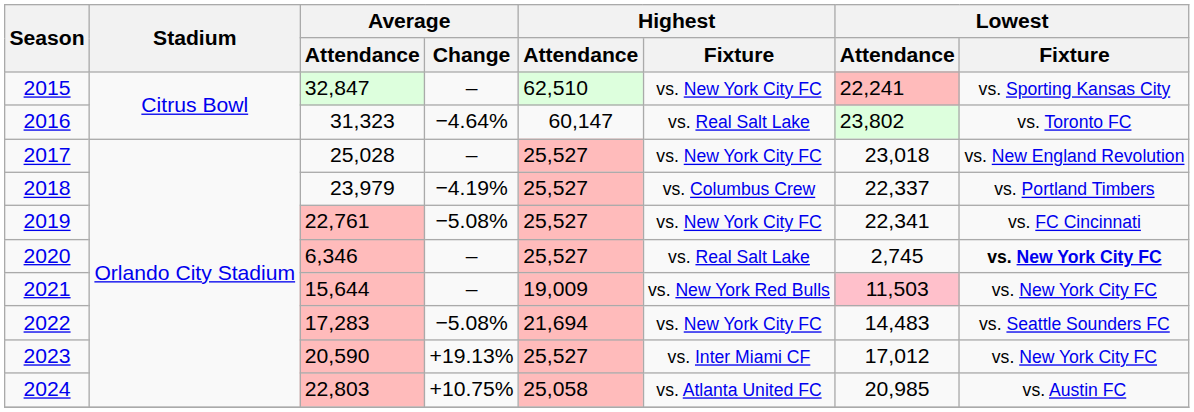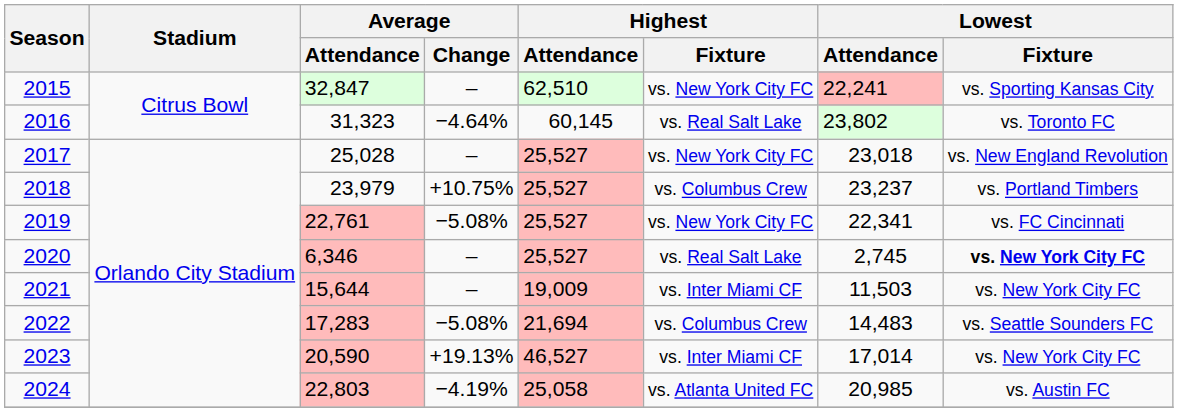(581, 121) 60,147 -> (581, 121) 60,145
(472, 188) −4.19% -> (472, 188) +10.75%
(897, 188) 22,337 -> (881, 188) 23,237
(739, 290) vs. New York Red Bulls -> (731, 290) vs. Inter Miami CF
(897, 289) pink background -> (881, 289) no background
(739, 324) vs. New York City FC -> (731, 324) vs. Columbus Crew
(556, 356) 25,527 -> (556, 356) 46,527
(897, 356) 17,012 -> (881, 356) 17,014
(472, 389) +10.75% -> (472, 389) −4.19%
